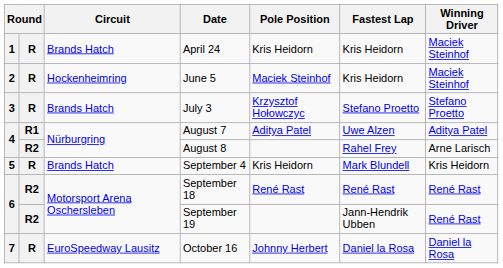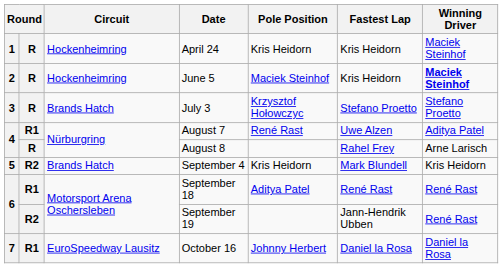(80, 48) Brands Hatch -> (87, 48) Hockenheimring
(449, 78) normal -> (447, 78) bold
(282, 131) Aditya Patel -> (277, 131) René Rast
(32, 148) R2 -> (32, 148) R
(32, 165) R -> (32, 165) R2
(32, 189) R2 -> (32, 189) R1
(278, 189) René Rast -> (280, 189) Aditya Patel
(32, 248) R -> (32, 248) R1
